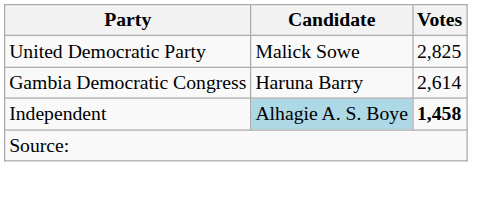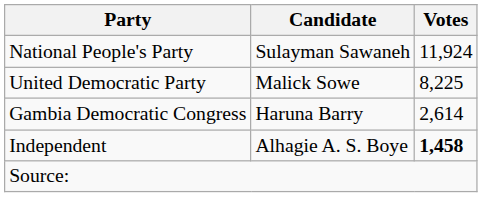+ row: (101, 51)
(439, 51) 2,825 -> (441, 82) 8,225
(332, 113) lightblue background -> (332, 144) no background
